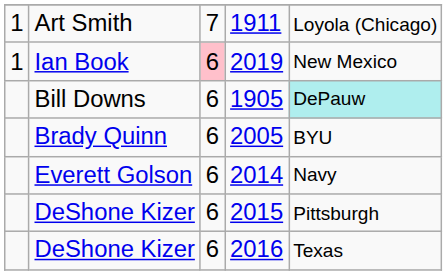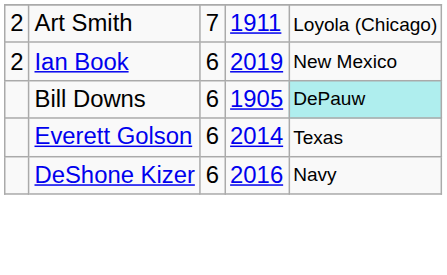(17, 23) 1 -> (17, 23) 2
(17, 61) 1 -> (17, 61) 2
(212, 61) pink background -> (212, 61) no background
- row: (257, 136)
(315, 175) Navy -> (318, 137) Texas
- row: (257, 212)
(318, 251) Texas -> (315, 175) Navy
